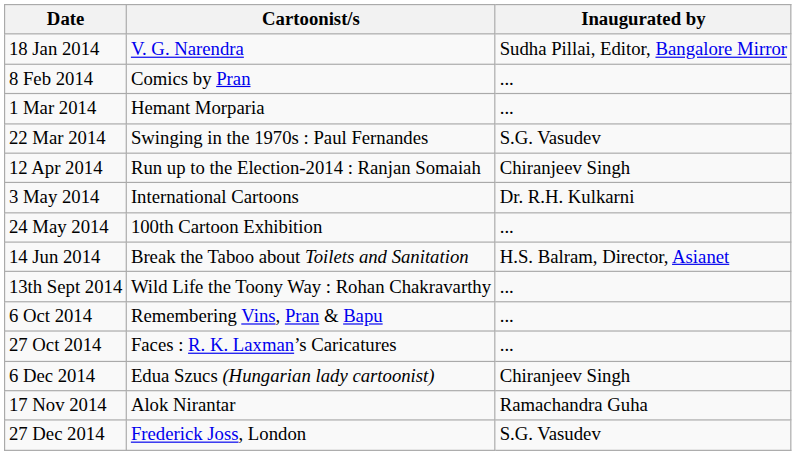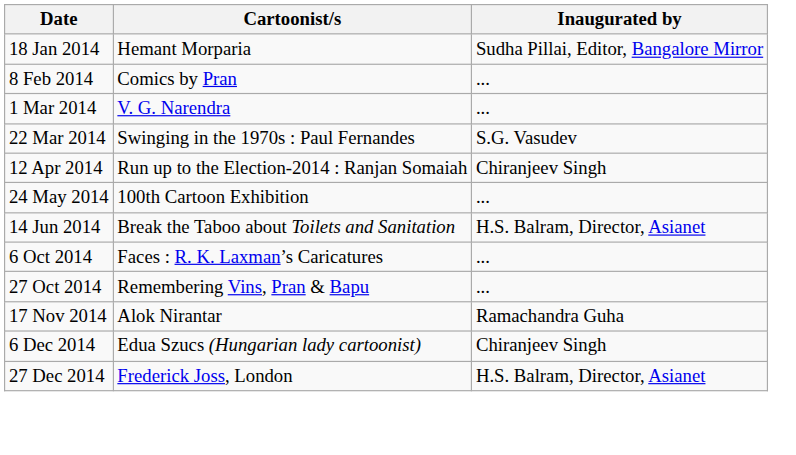(187, 49) V. G. Narendra -> (184, 49) Hemant Morparia
(198, 108) Hemant Morparia -> (174, 108) V. G. Narendra
- row: (54, 197)
- row: (66, 286)
(257, 316) Remembering Vins, Pran & Bapu -> (250, 256) Faces : R. K. Laxman’s Caricatures
(264, 345) Faces : R. K. Laxman’s Caricatures -> (243, 286) Remembering Vins, Pran & Bapu
rows swapped: (58, 405) <-> (52, 375)
(550, 434) S.G. Vasudev -> (591, 375) H.S. Balram, Director, Asianet
